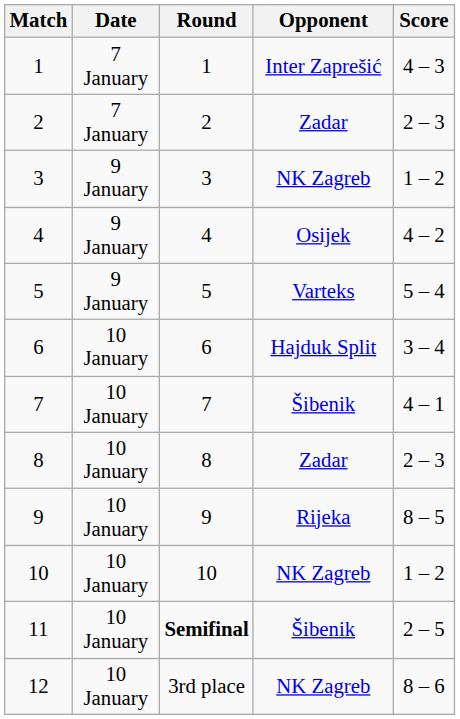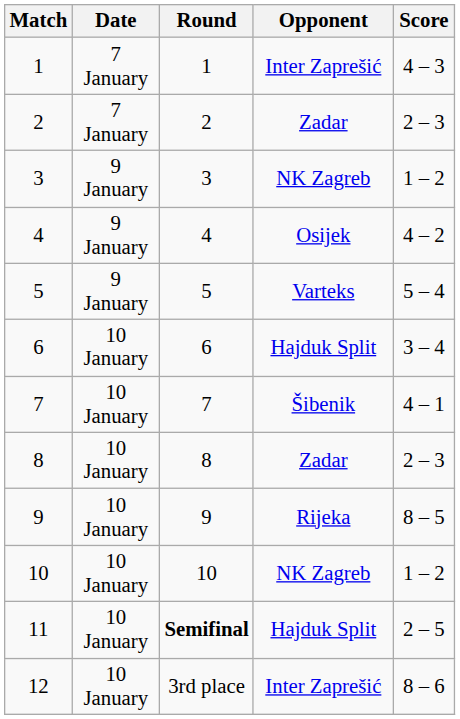(323, 629) Šibenik -> (323, 629) Hajduk Split
(323, 685) NK Zagreb -> (323, 685) Inter Zaprešić
